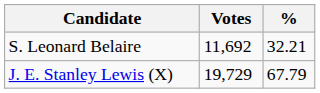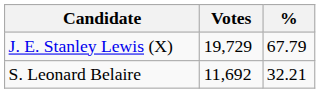rows swapped: (91, 74) <-> (75, 46)
